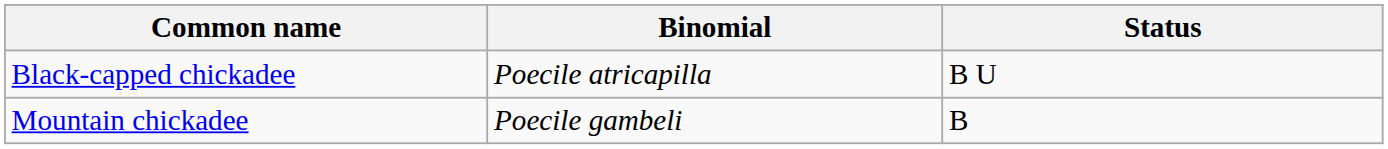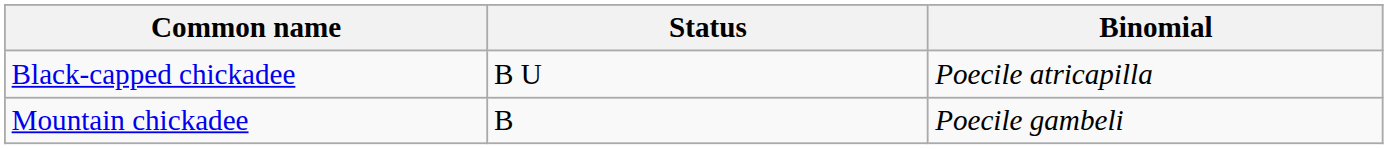columns swapped: (715, 27) <-> (1163, 27)
